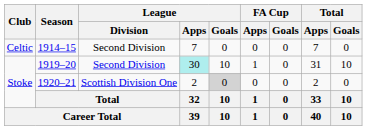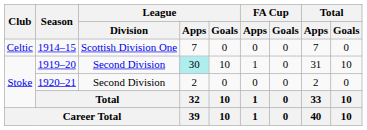(129, 47) Second Division -> (129, 47) Scottish Division One
(129, 82) Scottish Division One -> (129, 82) Second Division
(225, 82) lightgrey background -> (225, 82) no background
